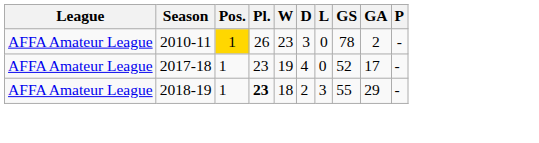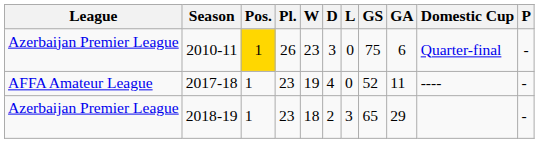+ column: (467, 16)
(80, 41) AFFA Amateur League -> (93, 41) Azerbaijan Premier League
(347, 41) 78 -> (373, 50) 75
(376, 41) 2 -> (402, 50) 6
(372, 66) 17 -> (398, 83) 11
(80, 90) AFFA Amateur League -> (93, 108) Azerbaijan Premier League
(261, 90) bold -> (287, 116) normal
(344, 90) 55 -> (370, 116) 65
